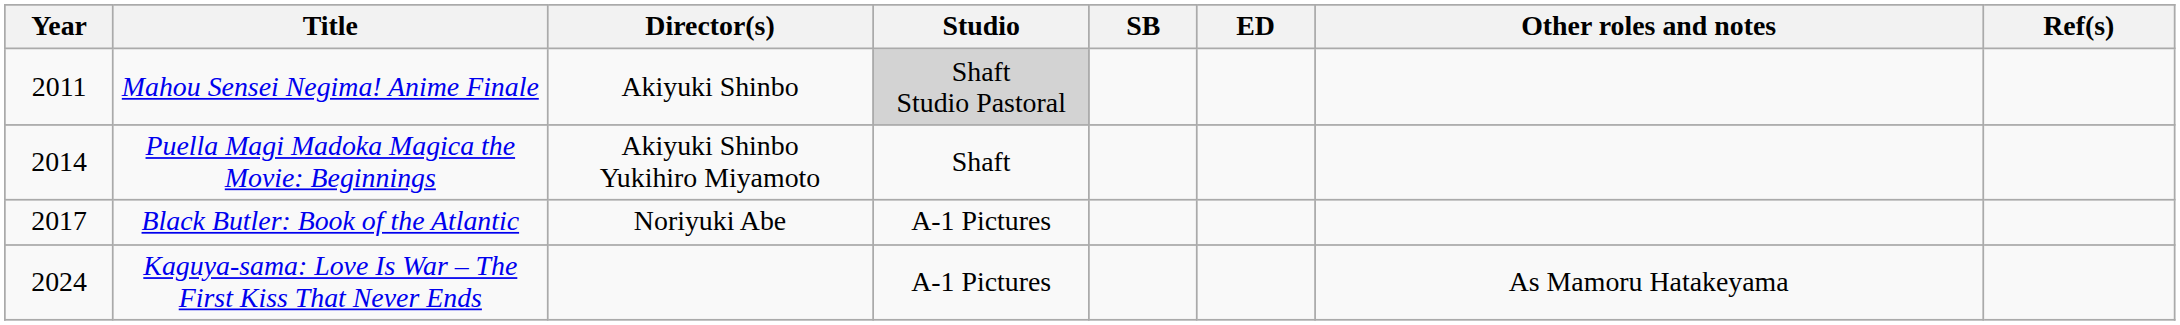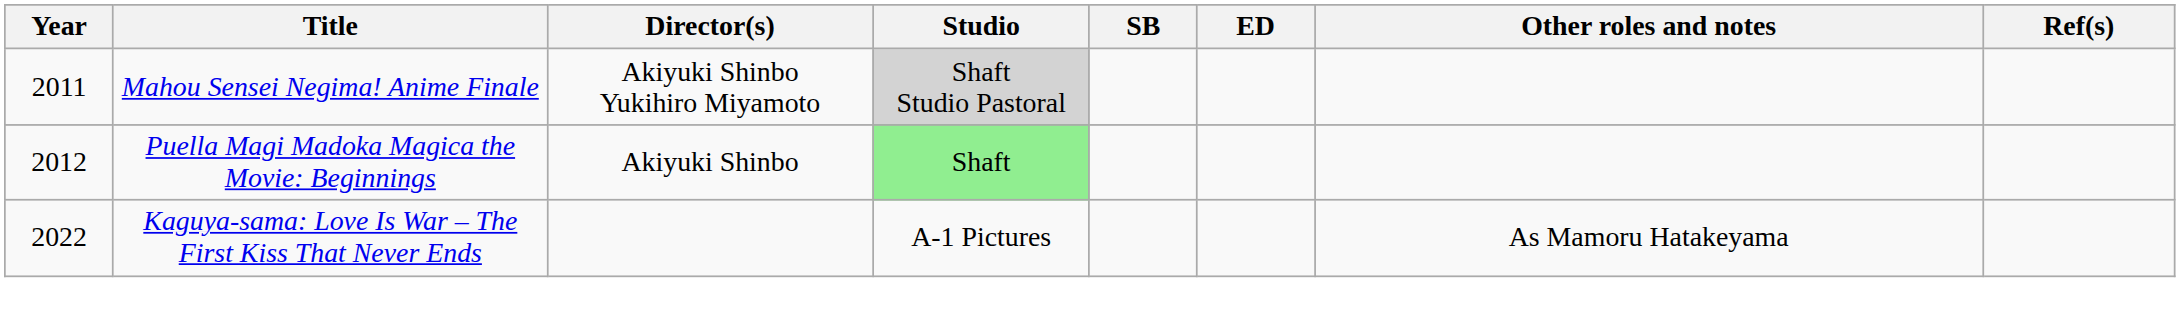(710, 86) Akiyuki Shinbo -> (710, 86) Akiyuki Shinbo Yukihiro Miyamoto
(59, 161) 2014 -> (59, 161) 2012
(710, 161) Akiyuki Shinbo Yukihiro Miyamoto -> (710, 161) Akiyuki Shinbo
(981, 161) no background -> (981, 161) lightgreen background
- row: (330, 221)
(59, 281) 2024 -> (59, 237) 2022
